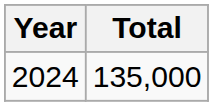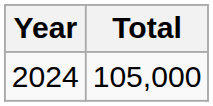(147, 76) 135,000 -> (147, 76) 105,000
